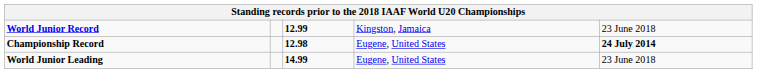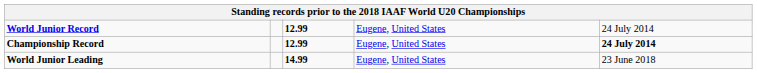(393, 28) Kingston, Jamaica -> (401, 28) Eugene, United States
(629, 28) 23 June 2018 -> (628, 28) 24 July 2014
(296, 44) 12.98 -> (296, 44) 12.99
